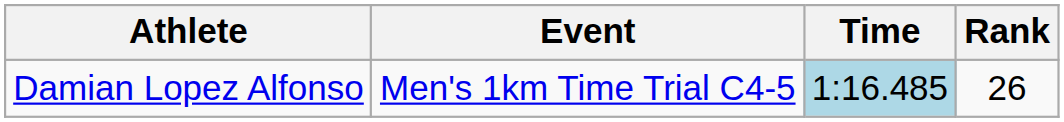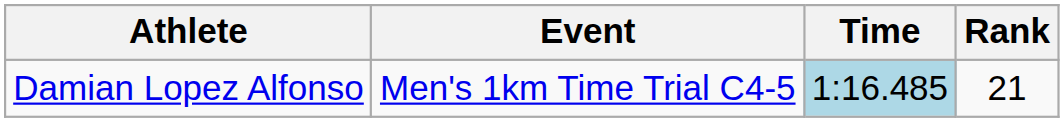(1007, 87) 26 -> (1007, 87) 21
